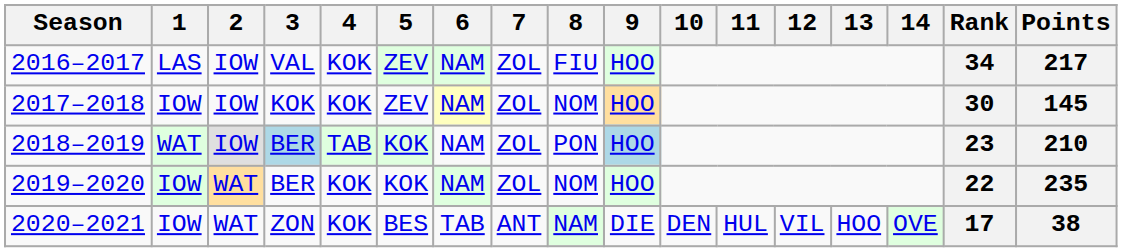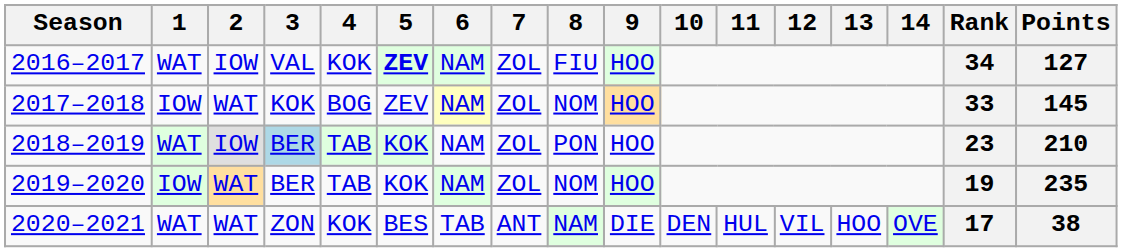(179, 65) LAS -> (179, 65) WAT
(406, 65) normal -> (406, 65) bold
(1066, 65) 217 -> (1066, 65) 127
(236, 106) IOW -> (236, 106) WAT
(349, 106) KOK -> (349, 106) BOG
(979, 106) 30 -> (979, 106) 33
(632, 146) lightblue background -> (632, 146) no background
(349, 186) KOK -> (349, 186) TAB
(979, 186) 22 -> (979, 186) 19
(179, 226) IOW -> (179, 226) WAT
